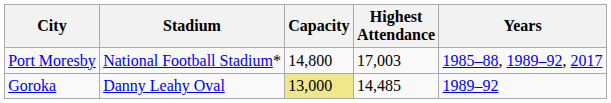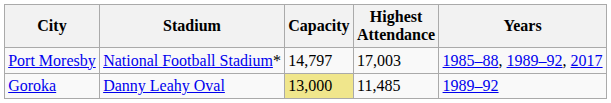(310, 60) 14,800 -> (310, 60) 14,797
(379, 85) 14,485 -> (379, 85) 11,485
